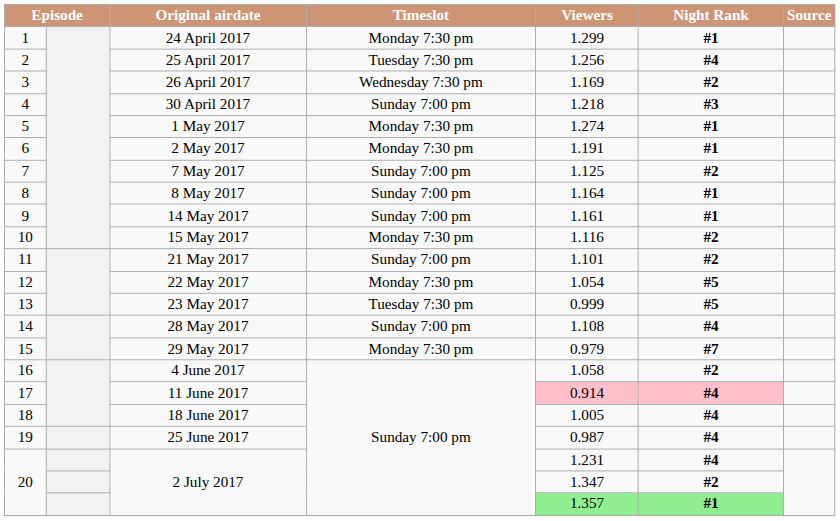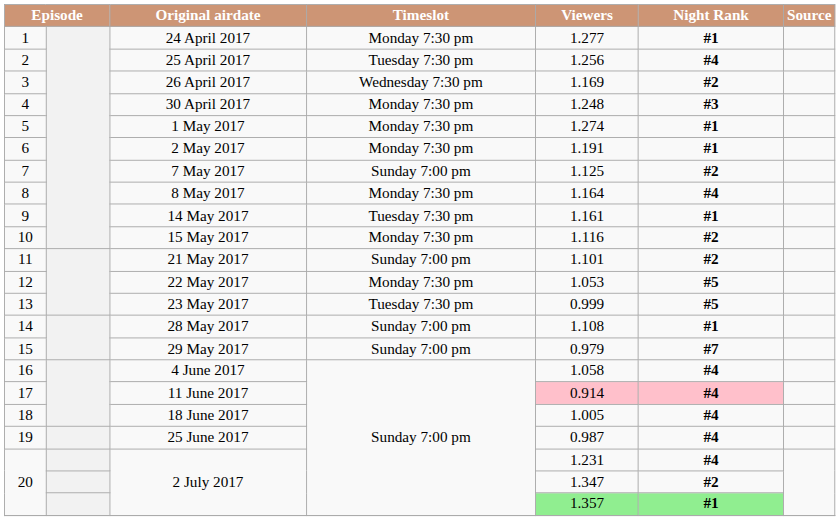(587, 37) 1.299 -> (587, 37) 1.277
(421, 104) Sunday 7:00 pm -> (421, 104) Monday 7:30 pm
(587, 104) 1.218 -> (587, 104) 1.248
(421, 193) Sunday 7:00 pm -> (421, 193) Monday 7:30 pm
(711, 193) #1 -> (711, 193) #4
(421, 215) Sunday 7:00 pm -> (421, 215) Tuesday 7:30 pm
(587, 282) 1.054 -> (587, 282) 1.053
(711, 326) #4 -> (711, 326) #1
(421, 348) Monday 7:30 pm -> (421, 348) Sunday 7:00 pm
(711, 370) #2 -> (711, 370) #4
